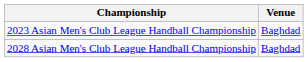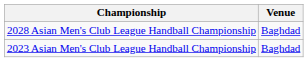rows swapped: (131, 48) <-> (131, 30)
